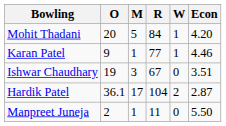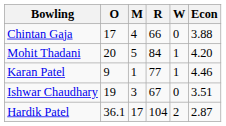+ row: (40, 33)
- row: (48, 111)
